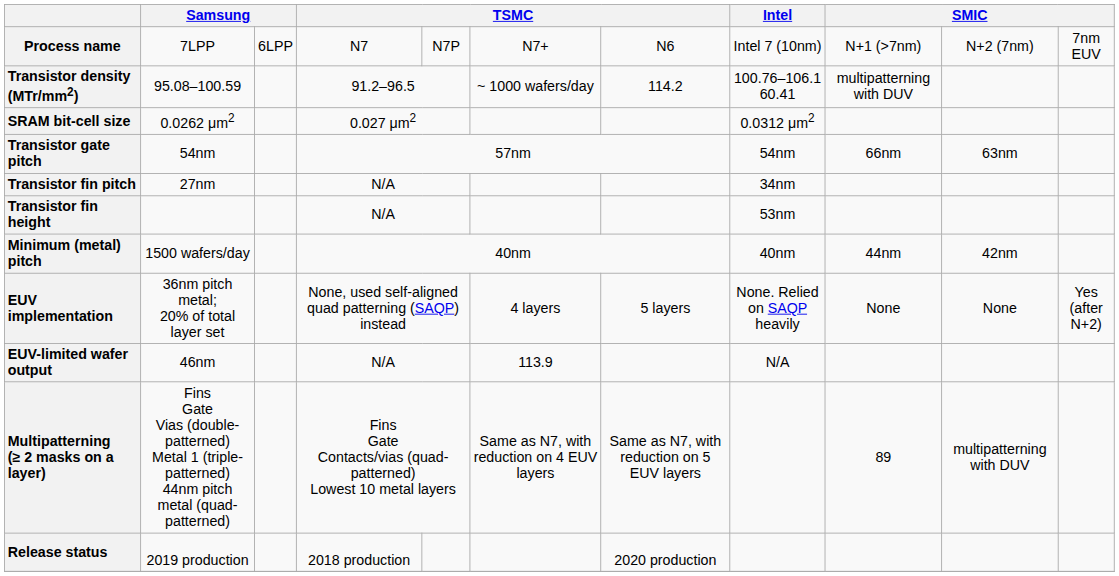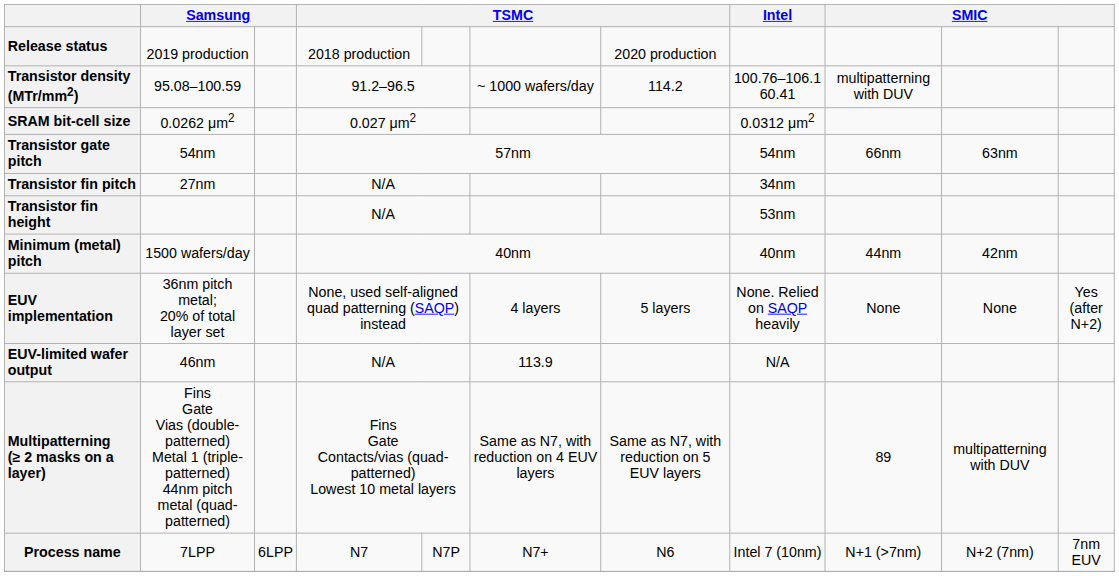rows swapped: (72, 46) <-> (58, 552)
